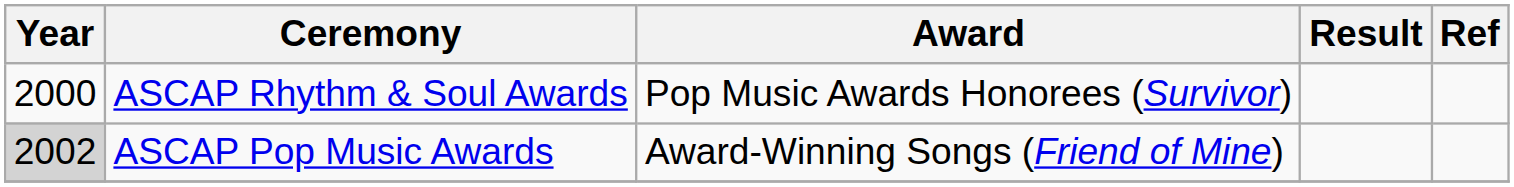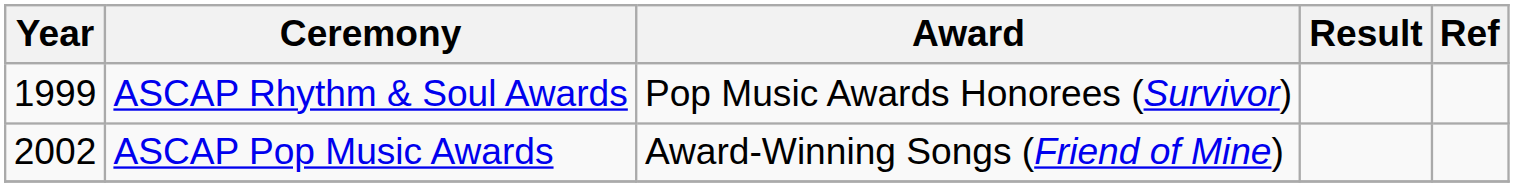(55, 92) 2000 -> (55, 92) 1999
(55, 151) lightgrey background -> (55, 151) no background
